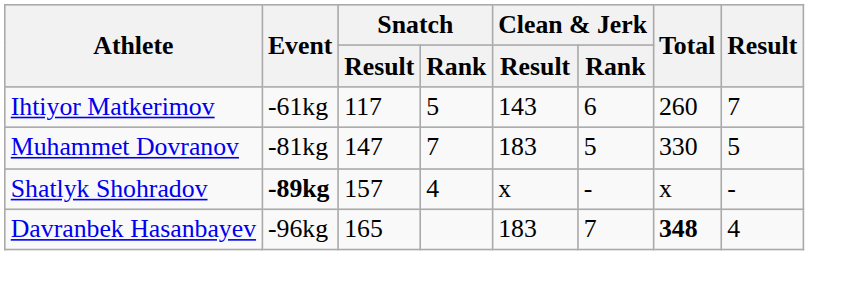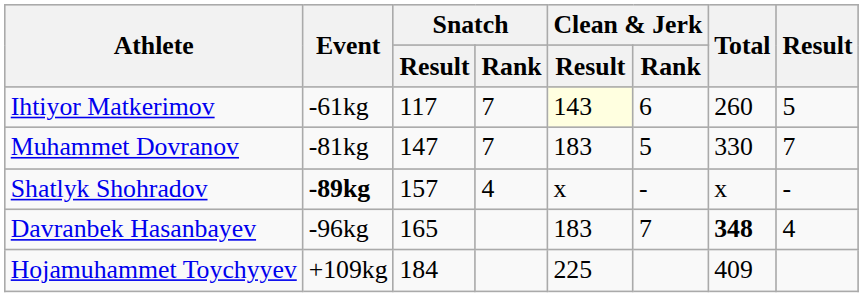(433, 106) 5 -> (488, 106) 7
(518, 106) no background -> (573, 106) lightyellow background
(734, 106) 7 -> (789, 106) 5
(734, 147) 5 -> (789, 147) 7
+ row: (154, 270)
